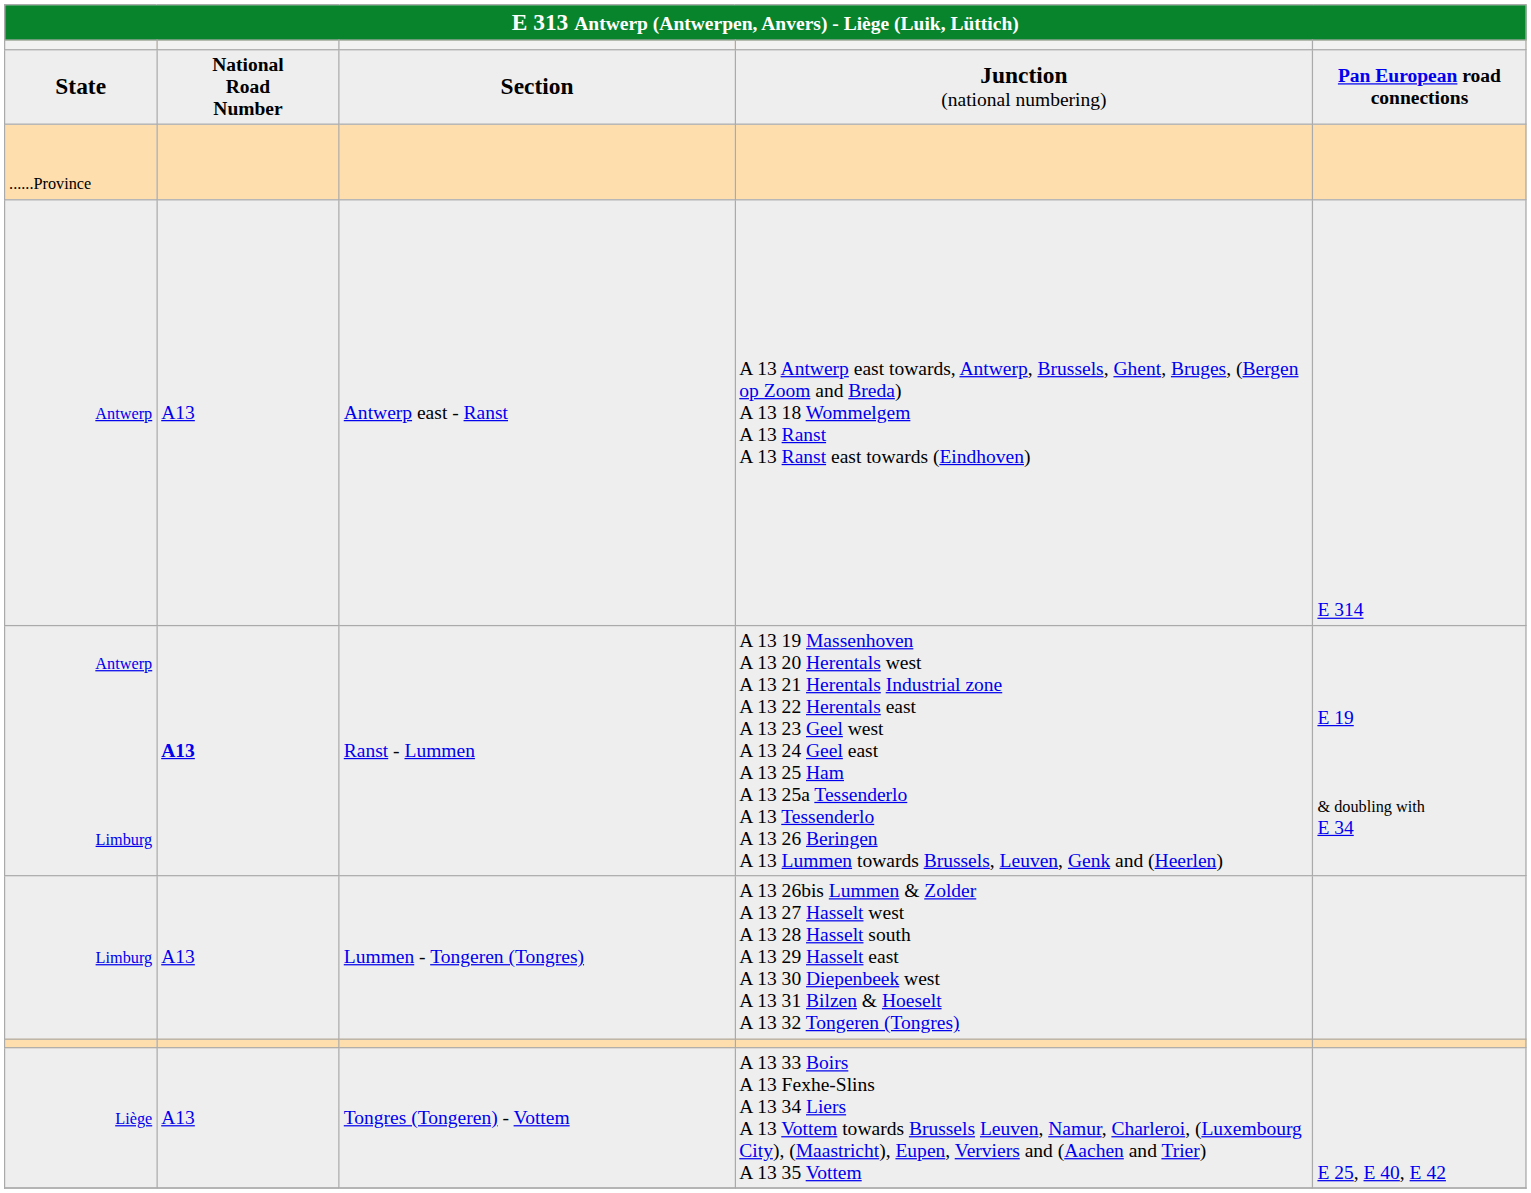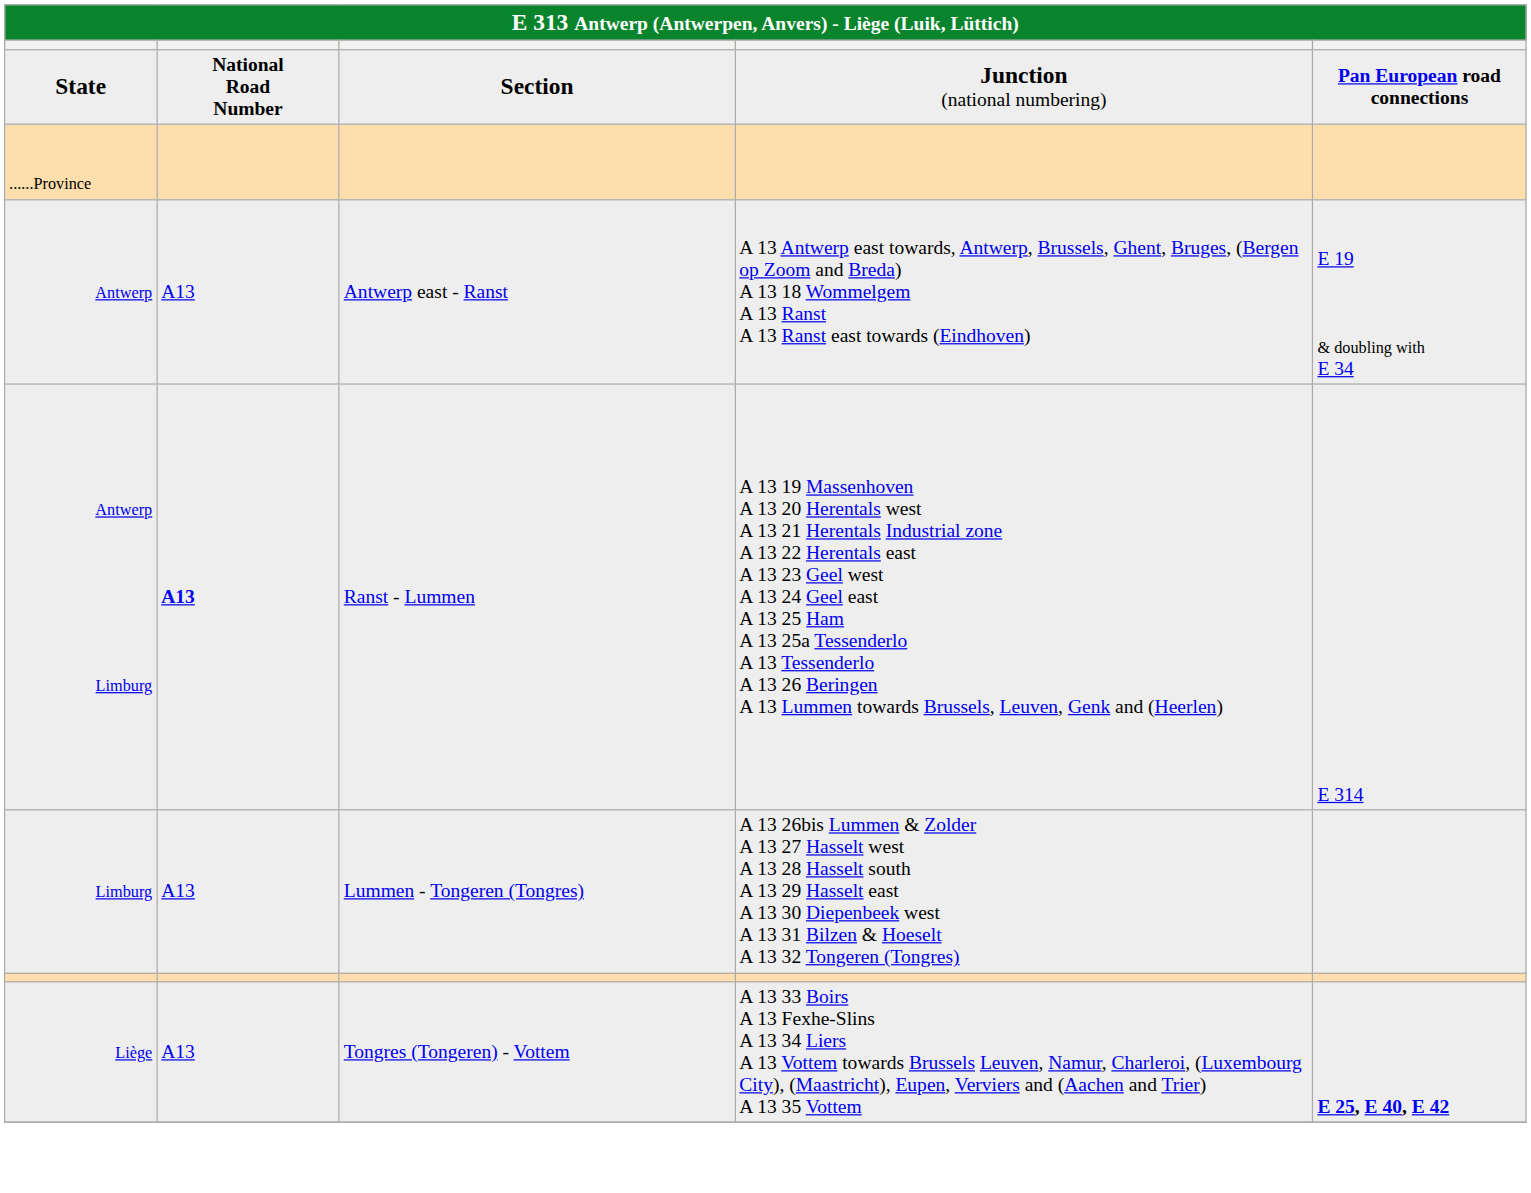(1340, 609) E 314 -> (1371, 313) E 19 & doubling with E 34
(1371, 772) E 19 & doubling with E 34 -> (1340, 794) E 314
(1382, 1172) normal -> (1383, 1106) bold
